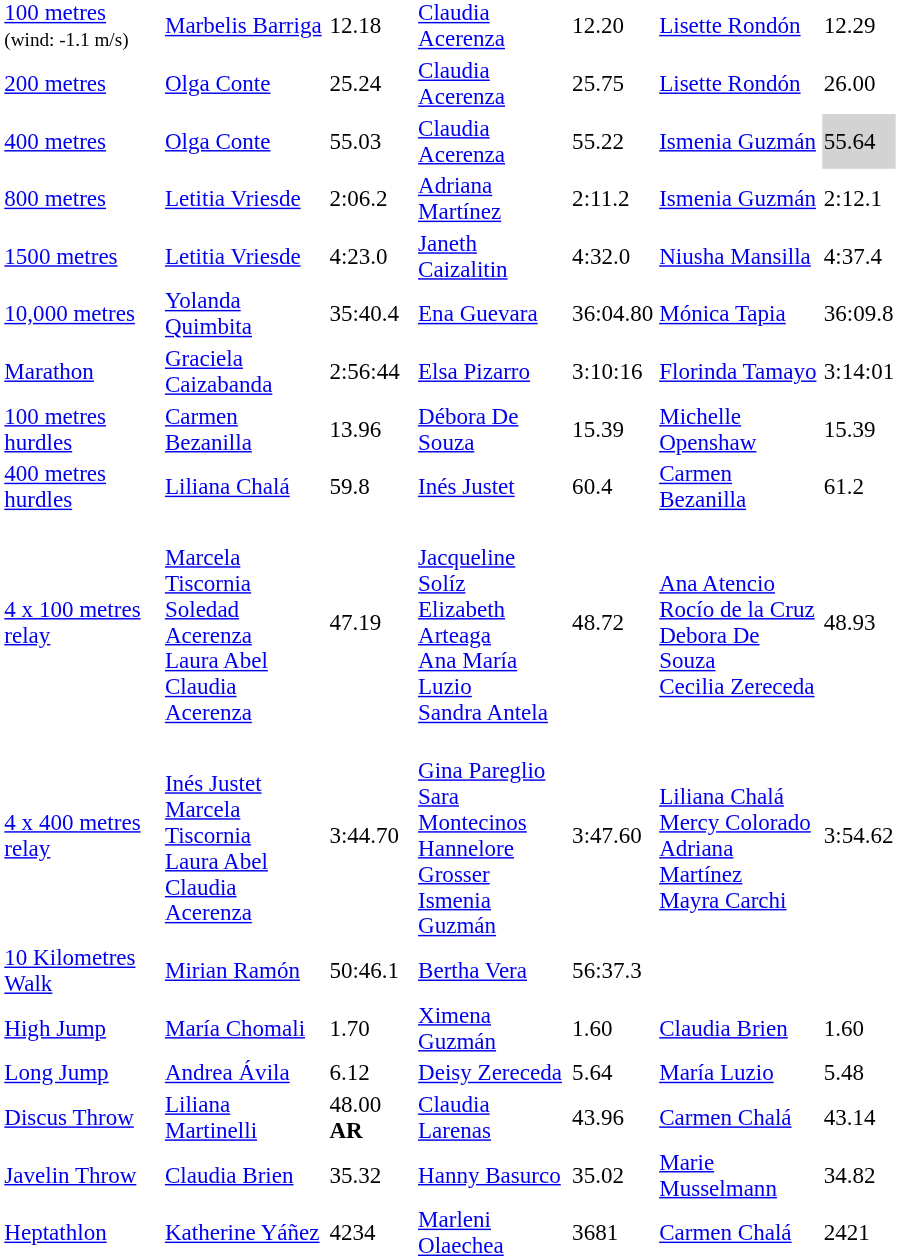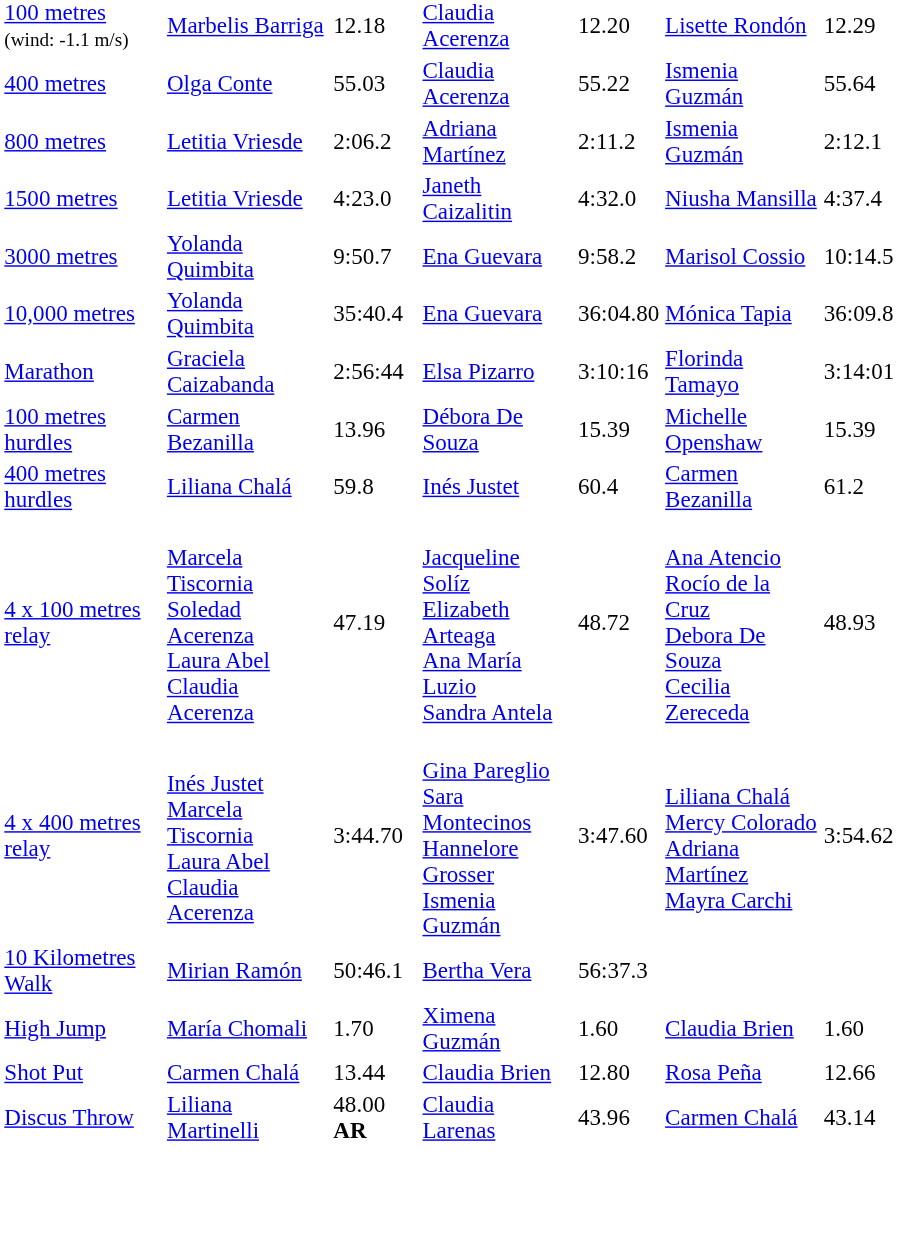- row: (55, 83)
(850, 141) lightgrey background -> (850, 83) no background
+ row: (61, 256)
- row: (56, 1072)
+ row: (44, 1072)
- row: (70, 1175)
- row: (56, 1232)
